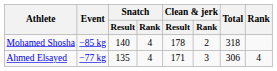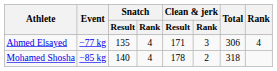rows swapped: (37, 58) <-> (41, 43)
